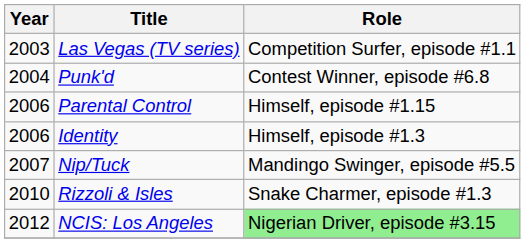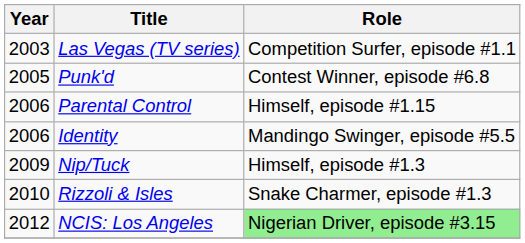(29, 77) 2004 -> (29, 77) 2005
(337, 135) Himself, episode #1.3 -> (382, 135) Mandingo Swinger, episode #5.5
(29, 164) 2007 -> (29, 164) 2009
(382, 164) Mandingo Swinger, episode #5.5 -> (337, 164) Himself, episode #1.3
